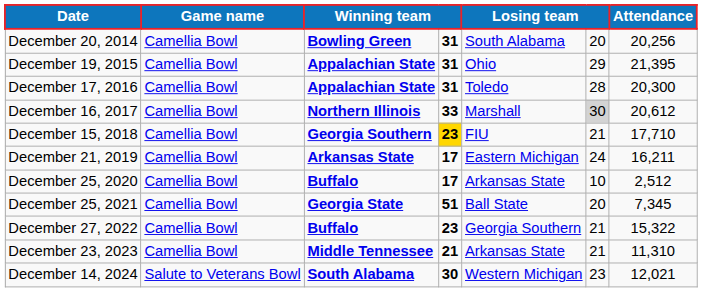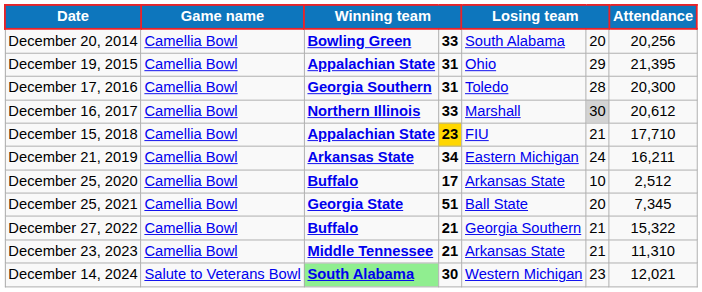(450, 41) 31 -> (450, 41) 33
(371, 88) Appalachian State -> (370, 88) Georgia Southern
(370, 134) Georgia Southern -> (371, 134) Appalachian State
(450, 158) 17 -> (450, 158) 34
(450, 228) 23 -> (450, 228) 21
(361, 274) no background -> (361, 274) lightgreen background
